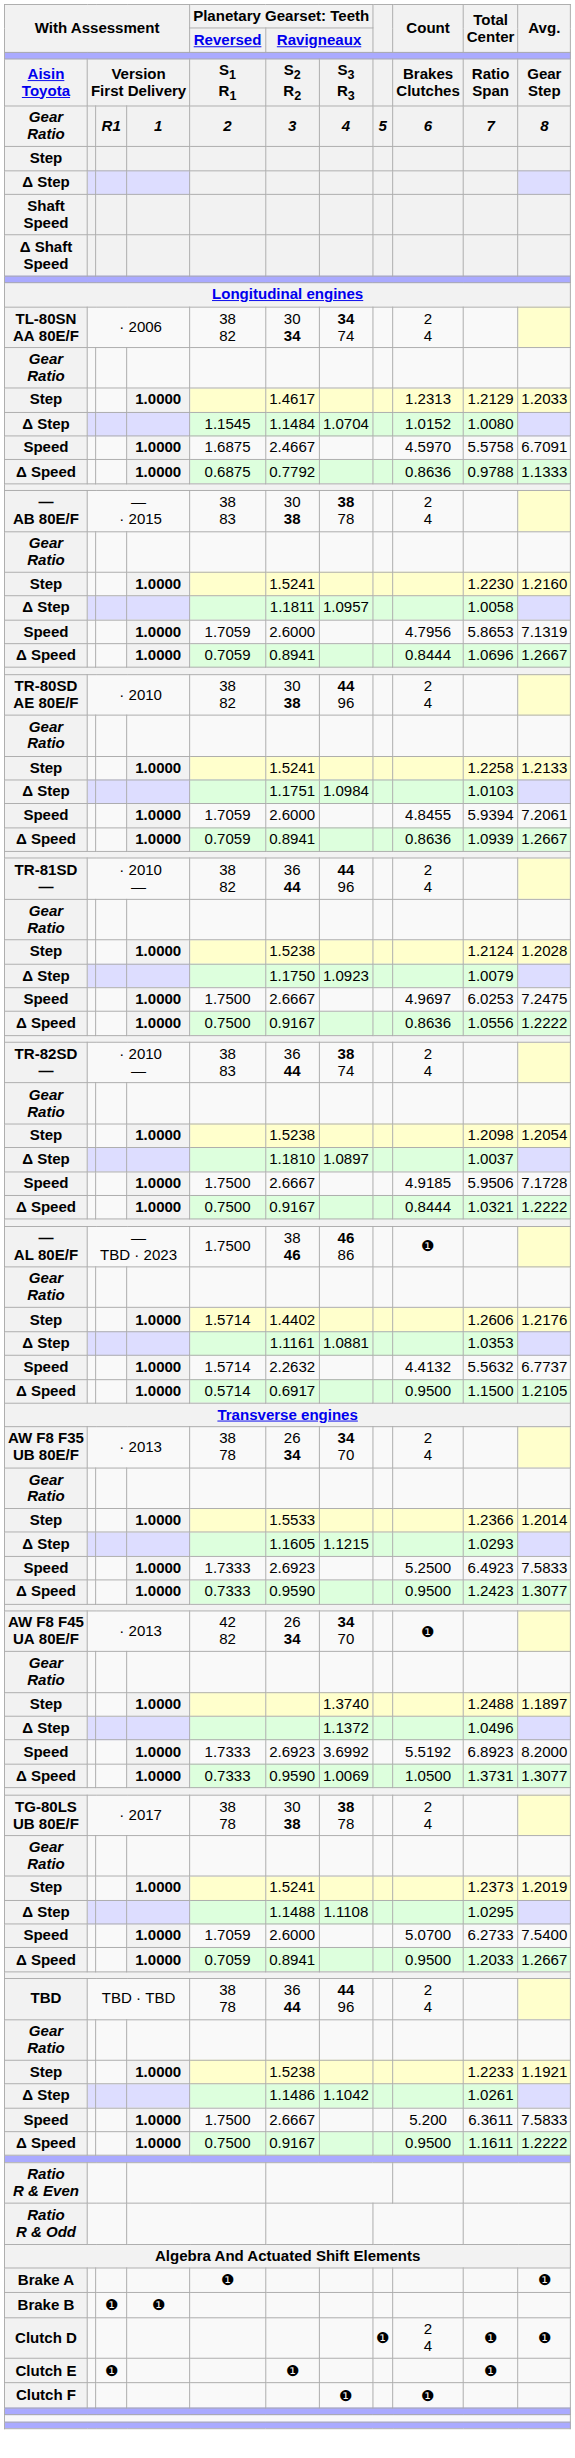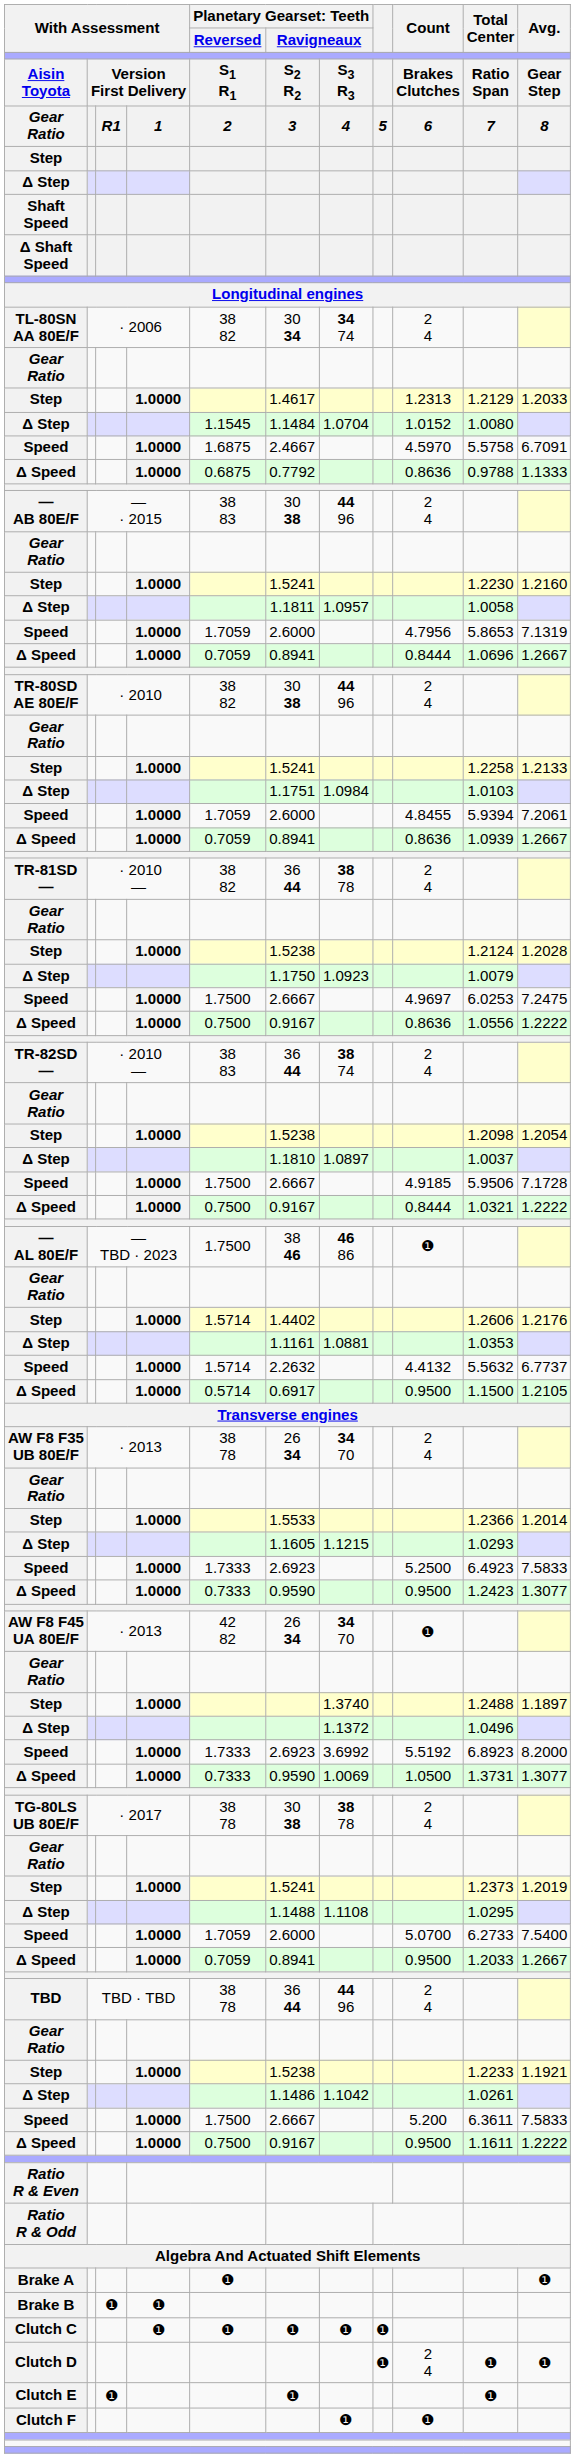(346, 510) 38 78 -> (346, 510) 44 96
(346, 878) 44 96 -> (346, 878) 38 78
+ row: (46, 2329)
